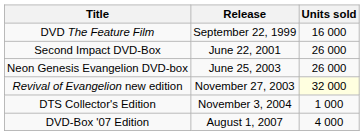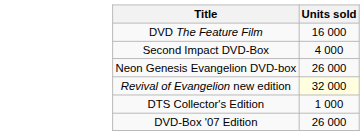- column: (245, 14)
(329, 50) 26 000 -> (329, 50) 4 000
(329, 122) 4 000 -> (329, 122) 26 000
